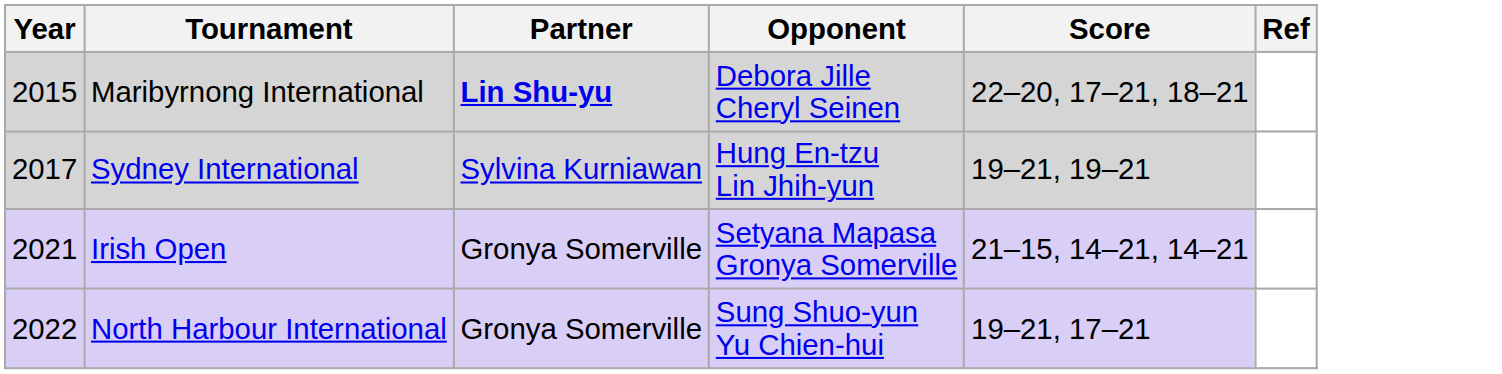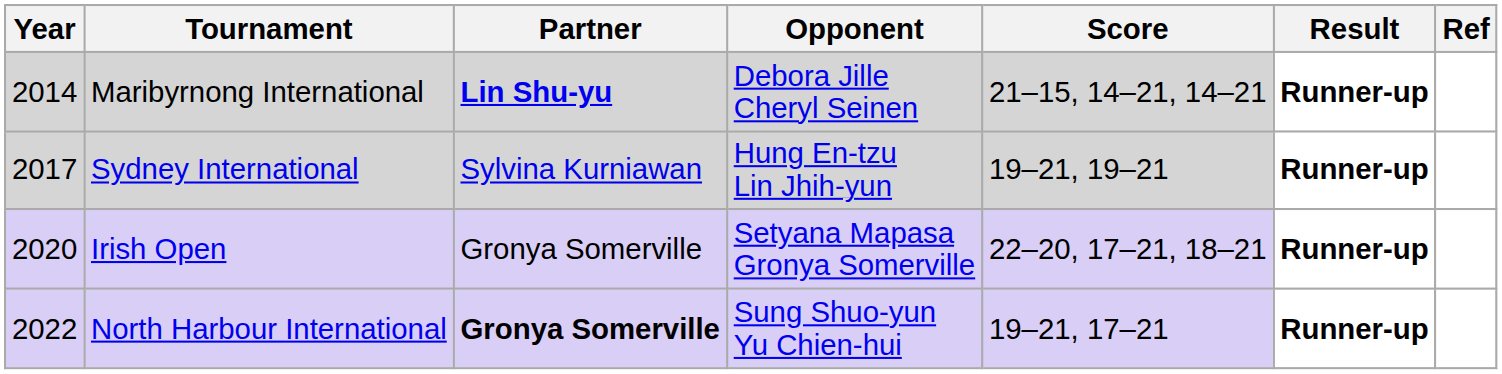+ column: (1354, 29)
(45, 91) 2015 -> (45, 91) 2014
(1110, 91) 22–20, 17–21, 18–21 -> (1128, 91) 21–15, 14–21, 14–21
(45, 249) 2021 -> (45, 249) 2020
(1110, 249) 21–15, 14–21, 14–21 -> (1128, 249) 22–20, 17–21, 18–21
(581, 328) normal -> (590, 328) bold
